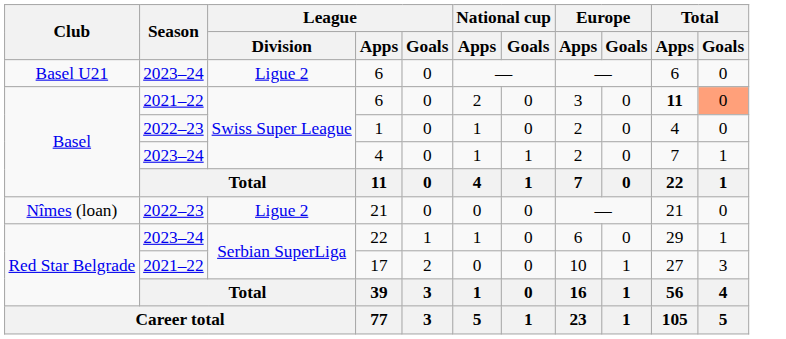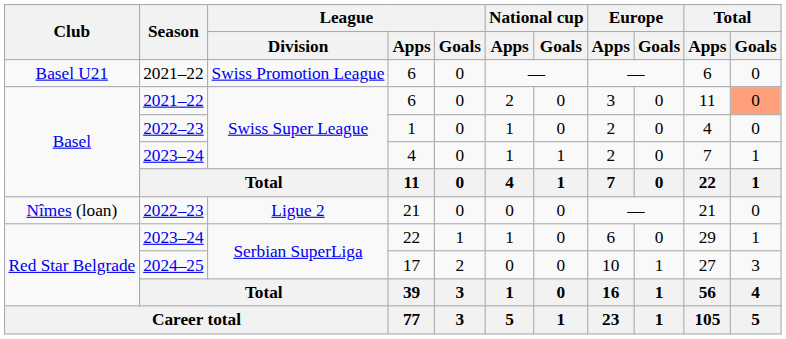(173, 73) 2023–24 -> (173, 73) 2021–22
(282, 73) Ligue 2 -> (298, 73) Swiss Promotion League
(675, 100) bold -> (707, 100) normal
(173, 264) 2021–22 -> (173, 264) 2024–25
